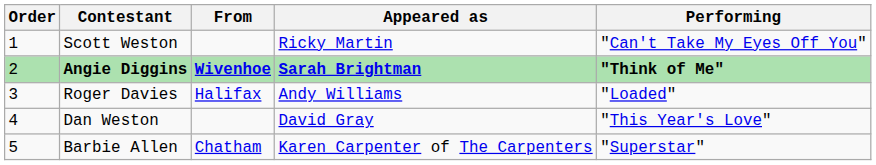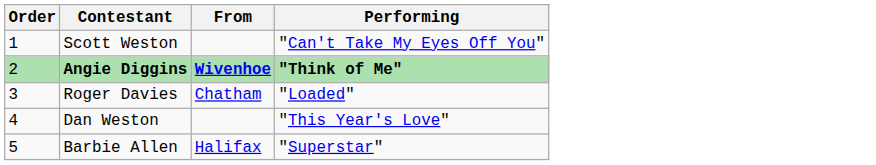- column: (436, 18)
(228, 95) Halifax -> (228, 95) Chatham
(228, 147) Chatham -> (228, 147) Halifax
